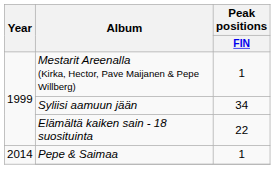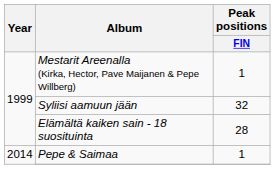(242, 105) 34 -> (242, 105) 32
(242, 130) 22 -> (242, 130) 28
